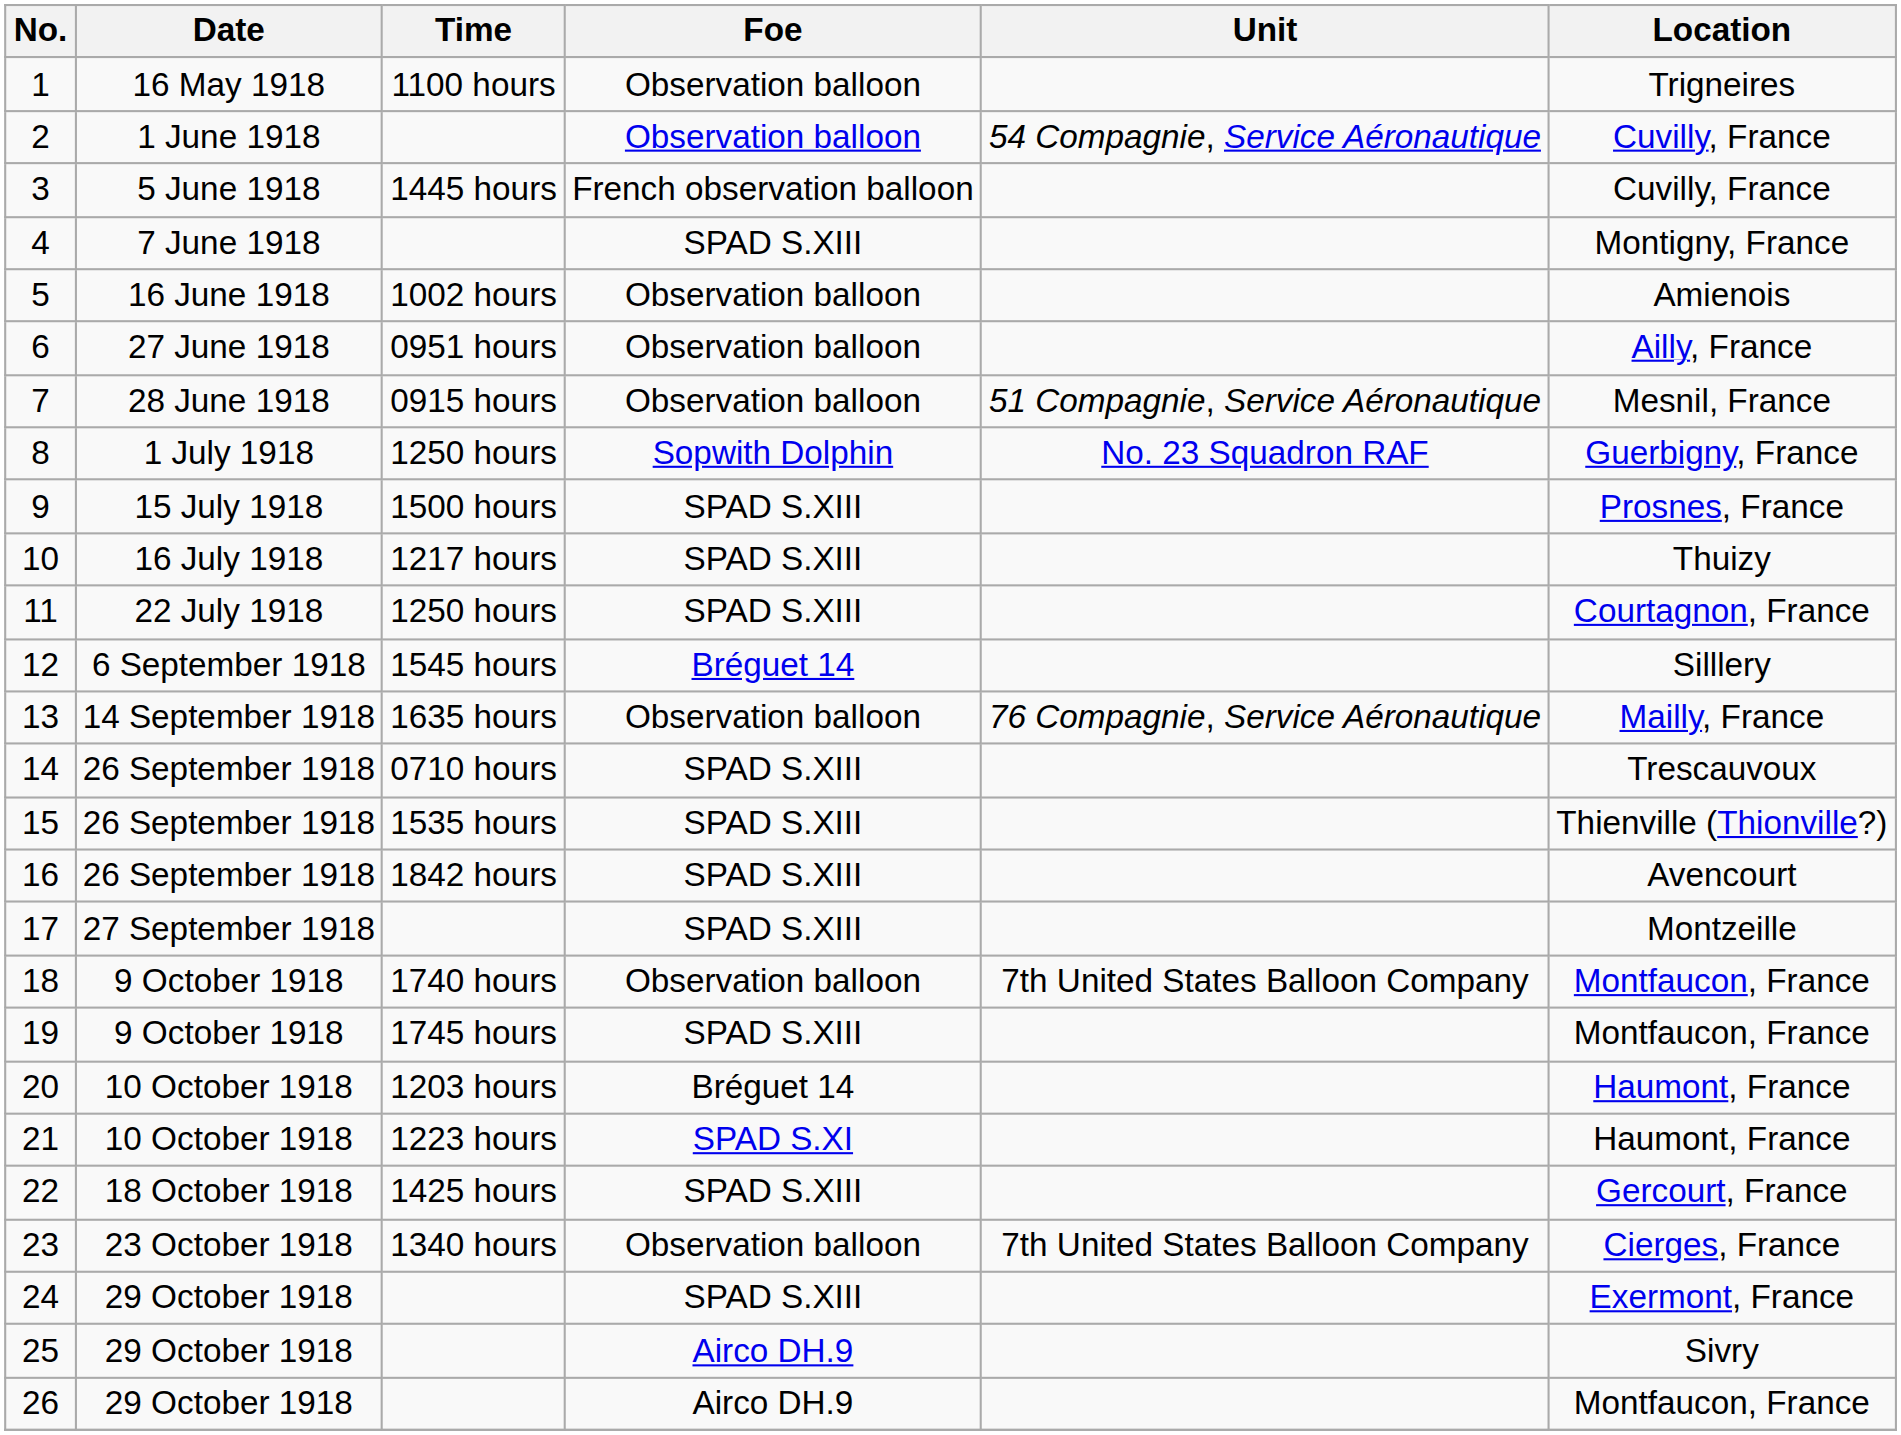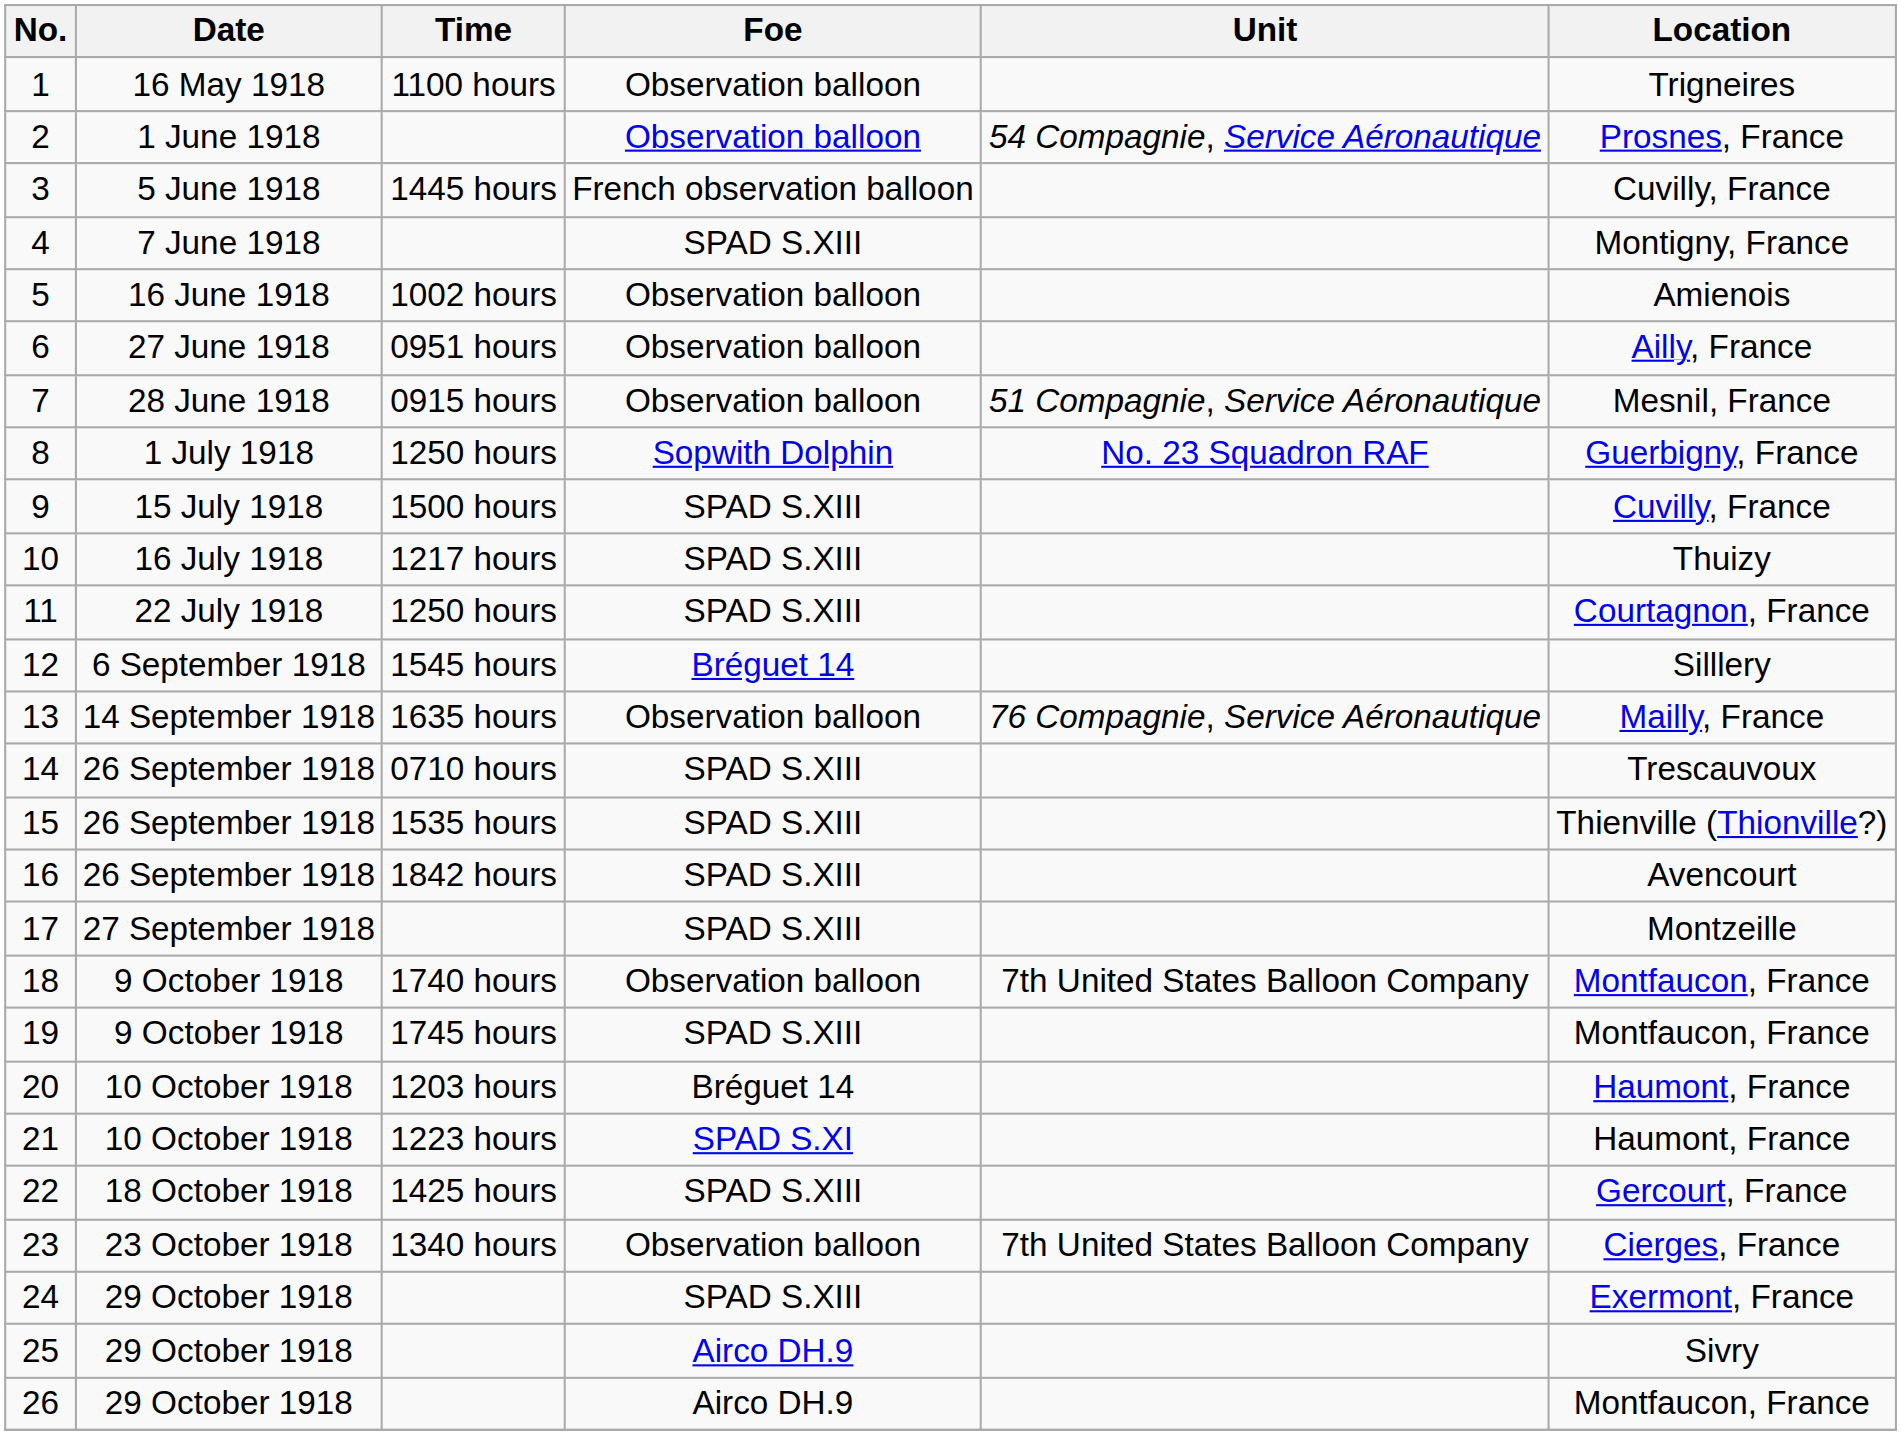(1722, 136) Cuvilly, France -> (1722, 136) Prosnes, France
(1722, 505) Prosnes, France -> (1722, 505) Cuvilly, France
